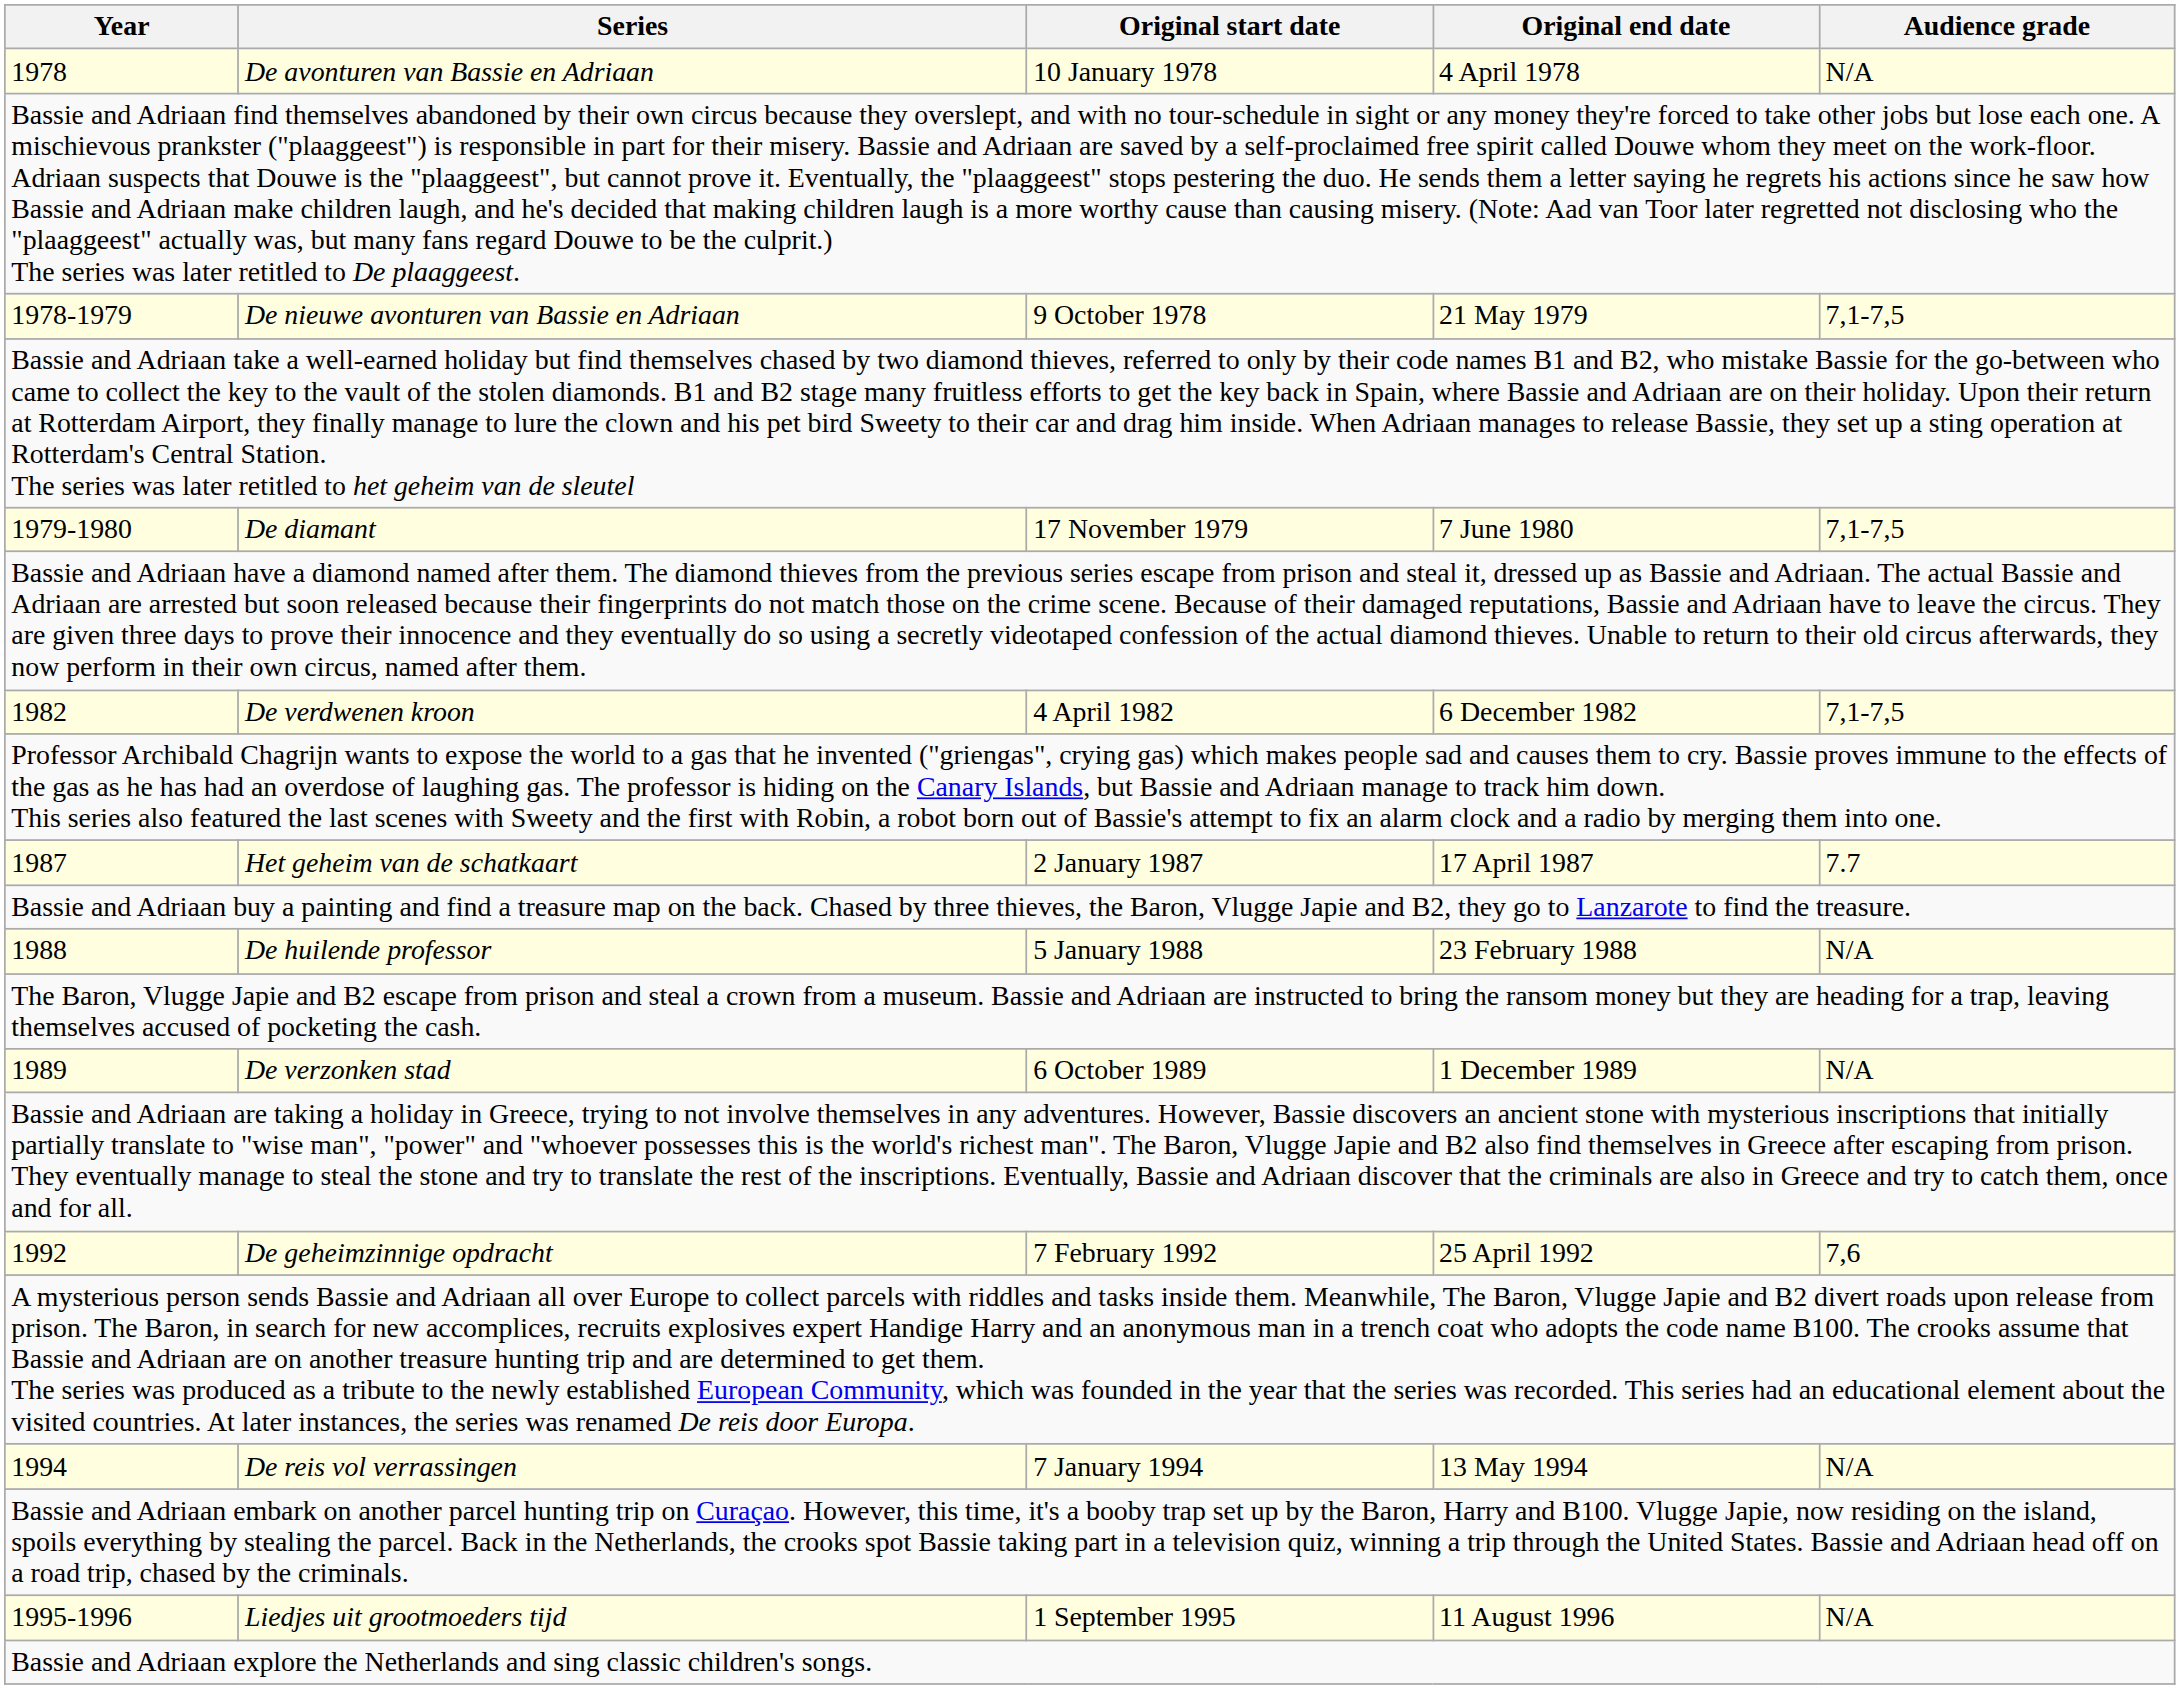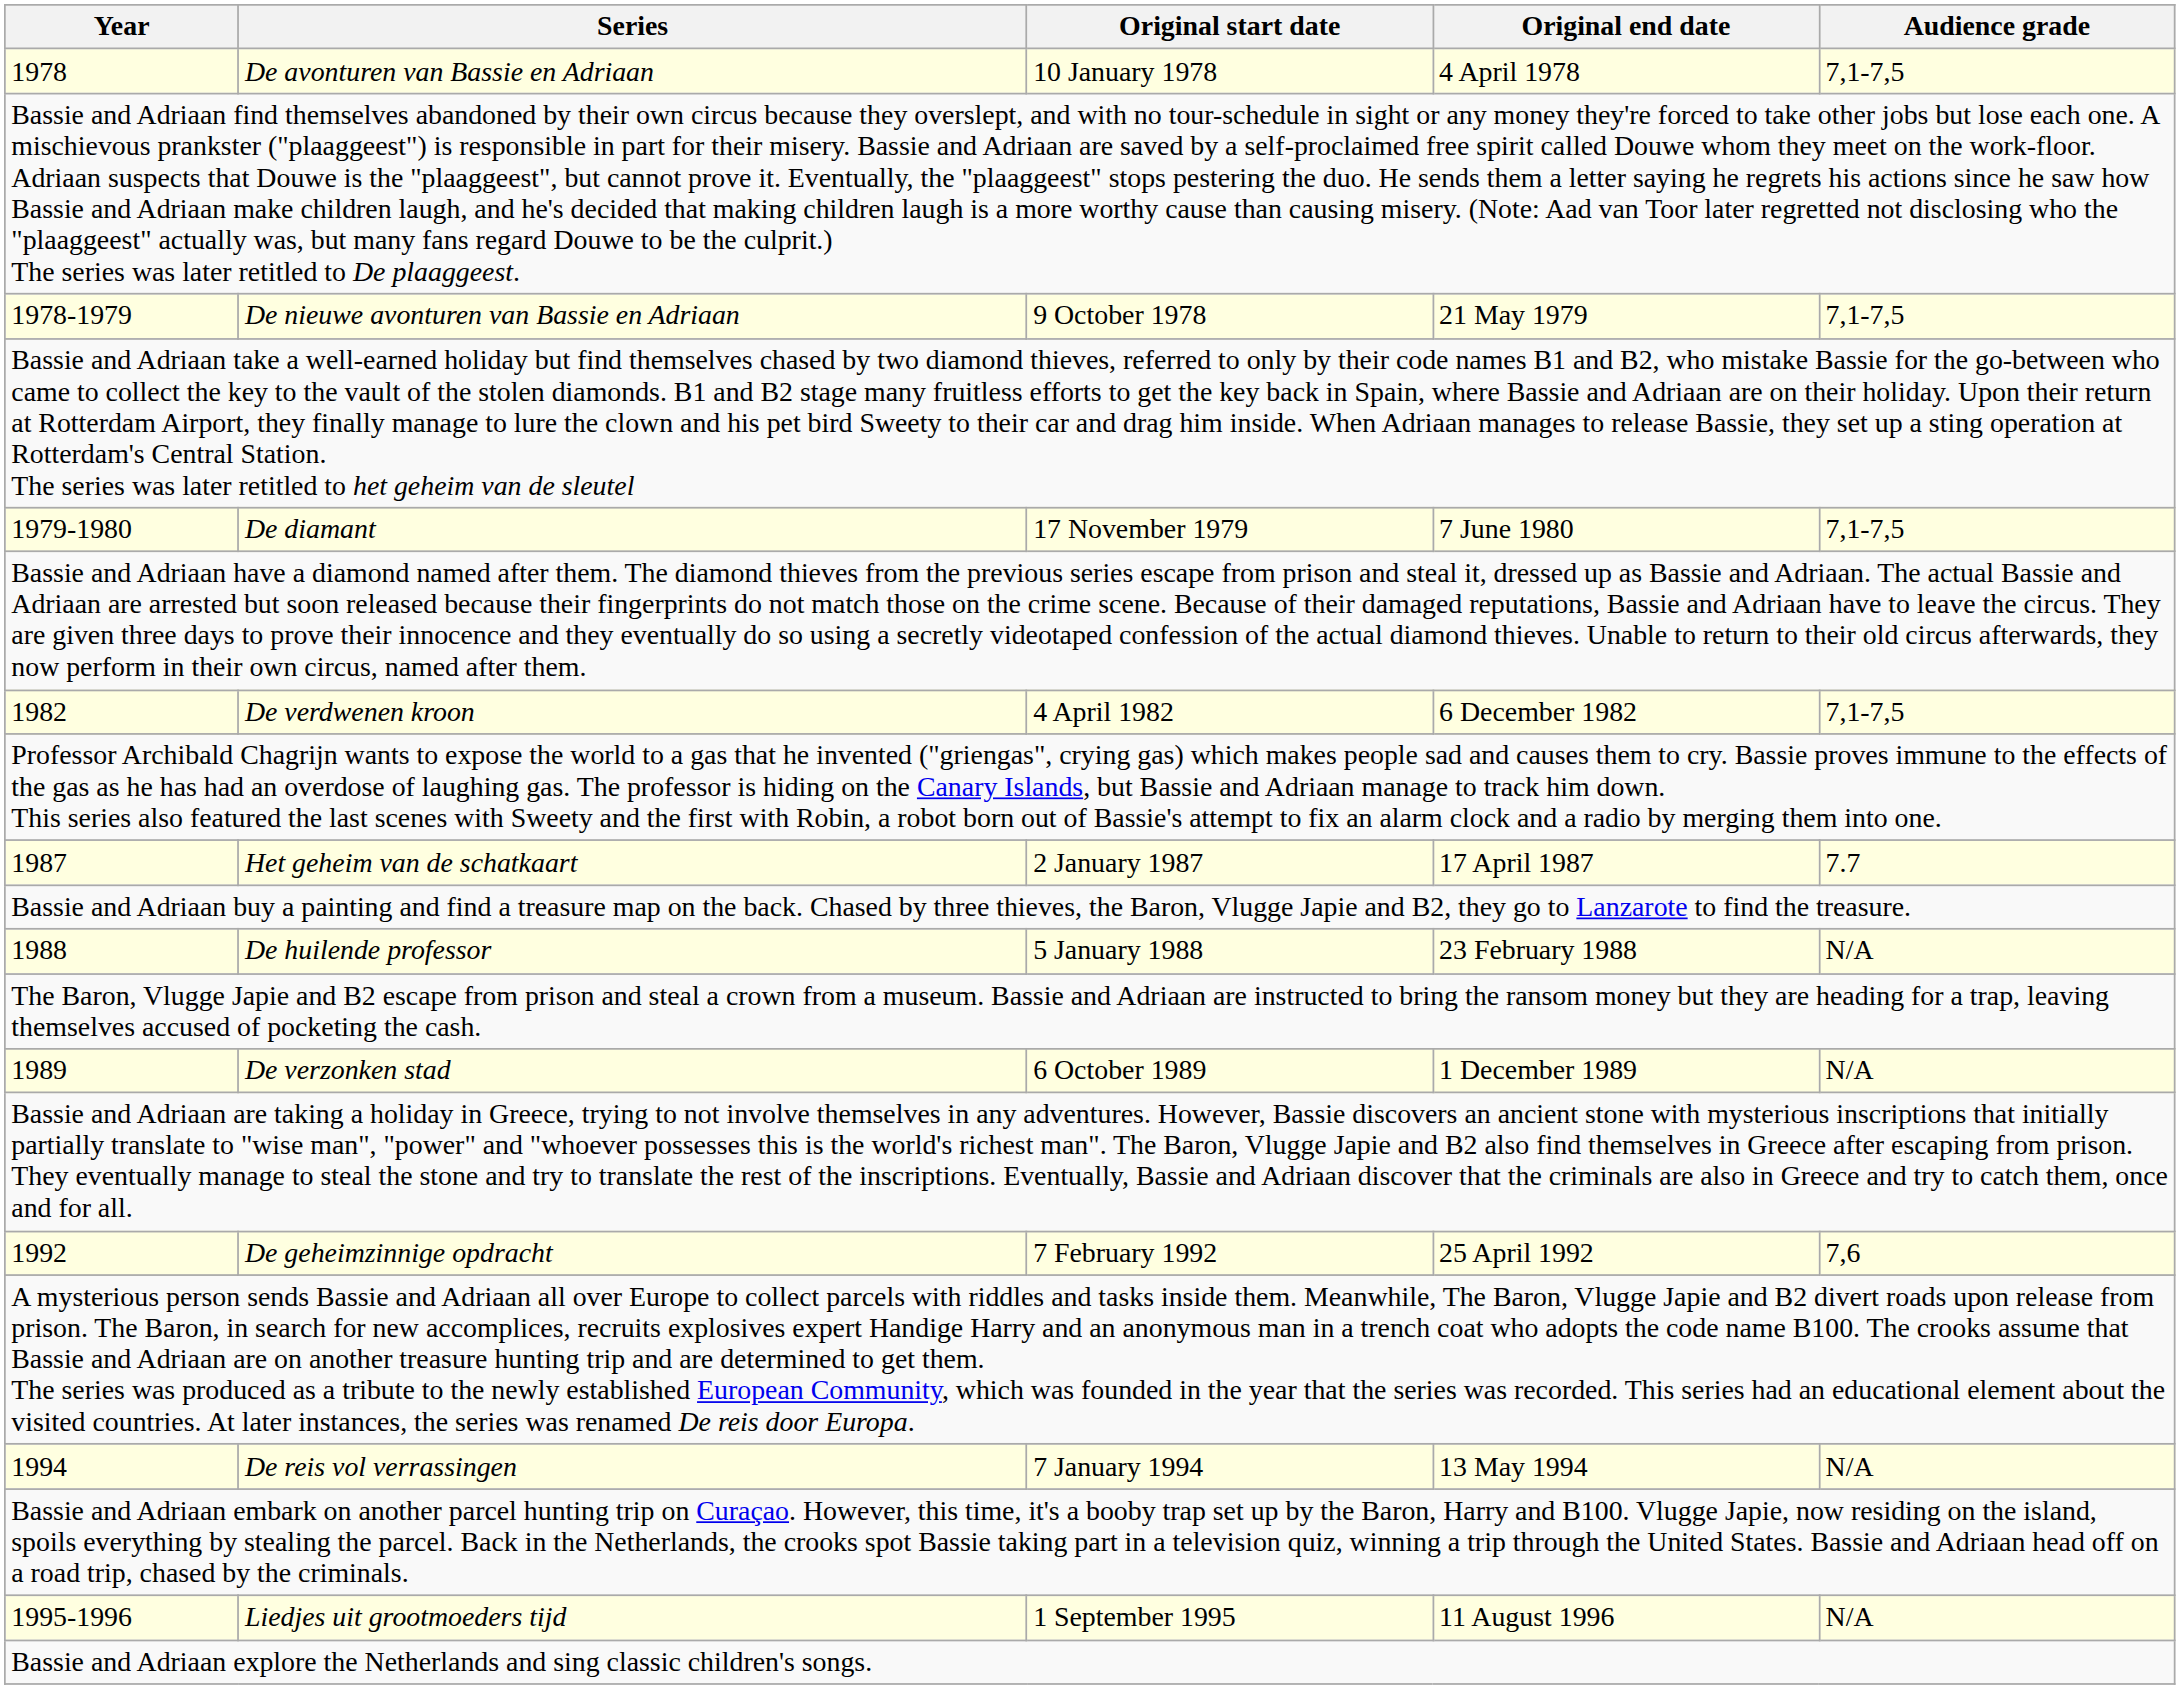(1850, 70) N/A -> (1865, 70) 7,1-7,5
